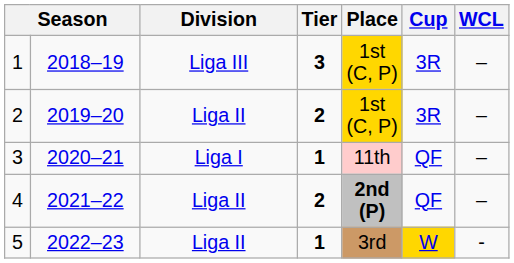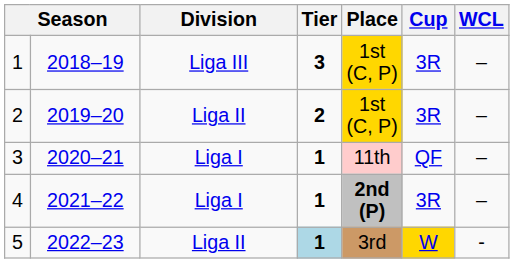(219, 200) Liga II -> (219, 200) Liga I
(319, 200) 2 -> (319, 200) 1
(428, 200) QF -> (428, 200) 3R
(319, 242) no background -> (319, 242) lightblue background
